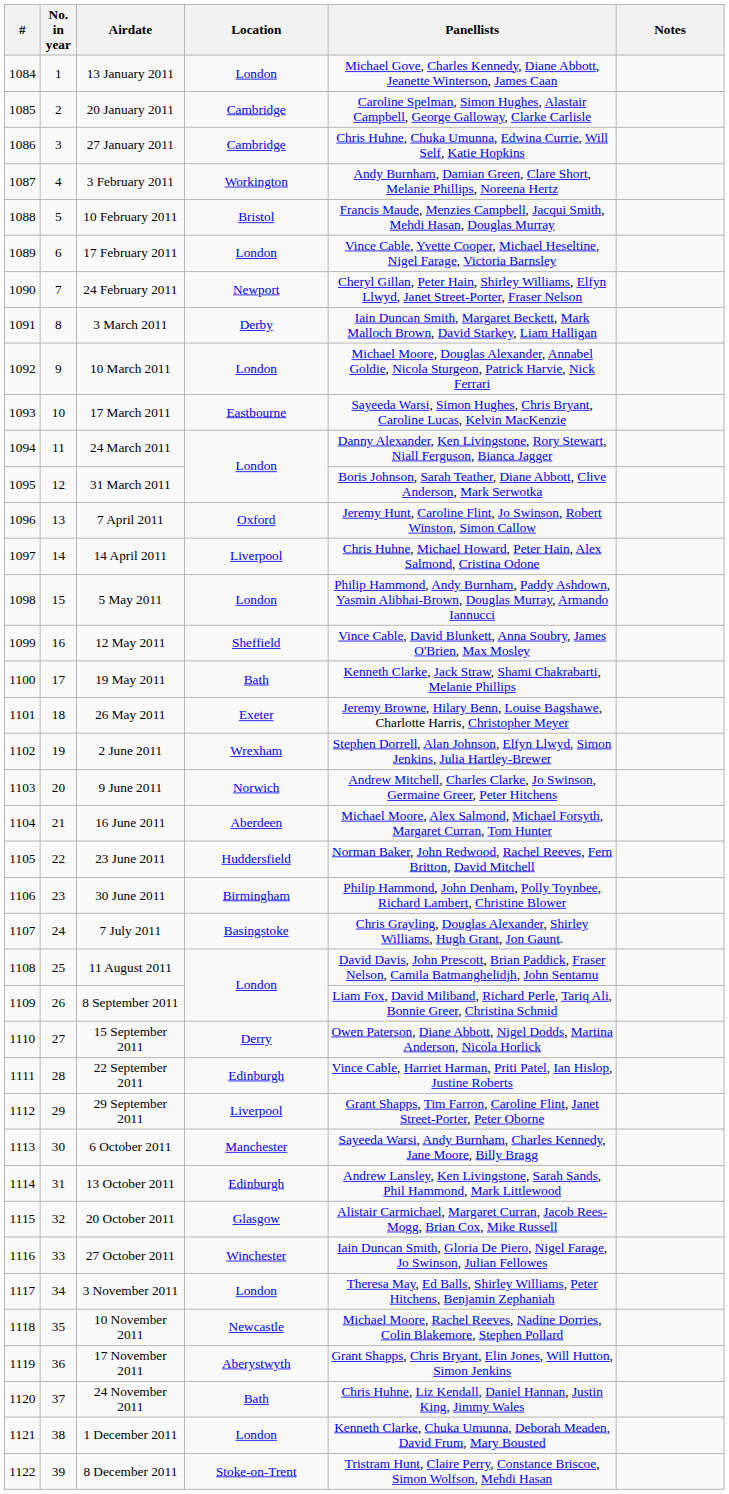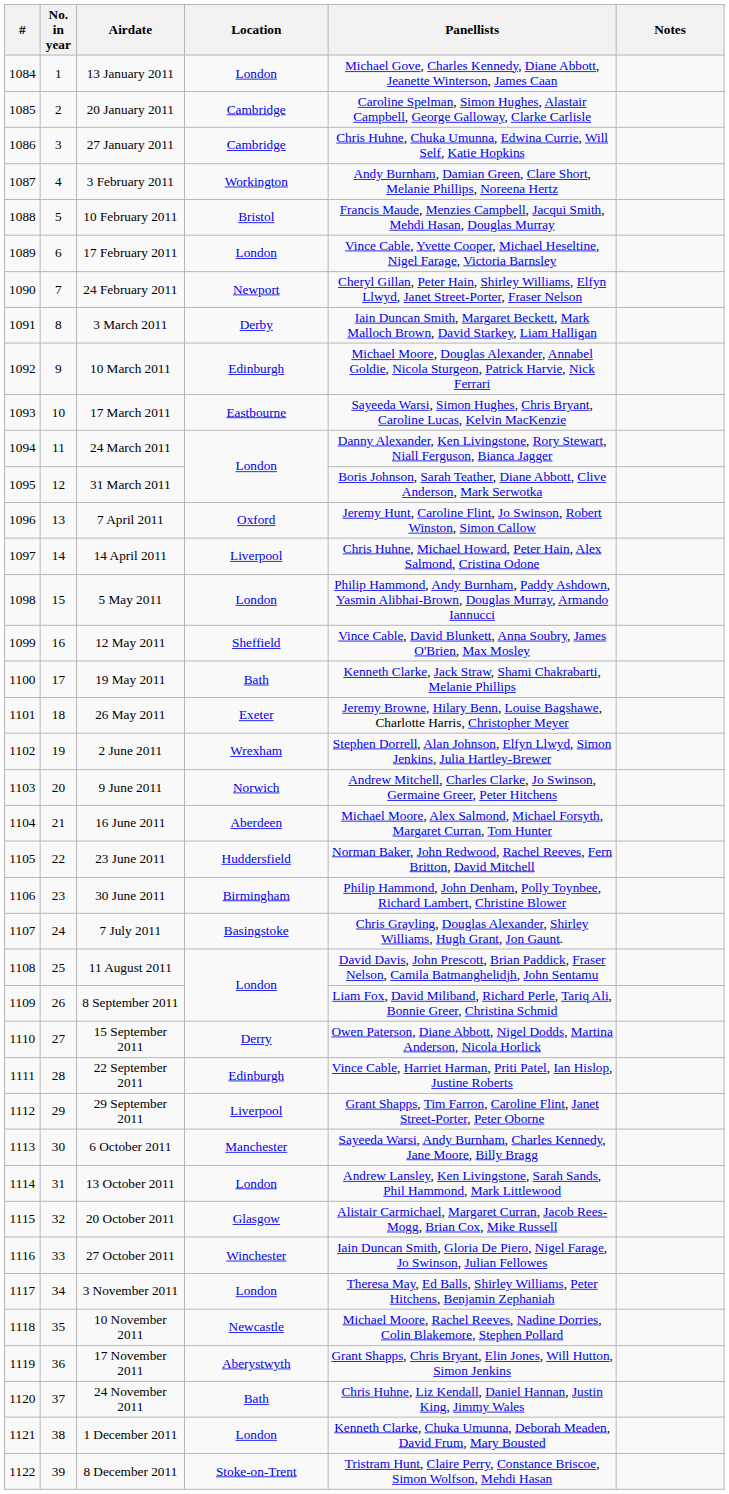(256, 368) London -> (256, 368) Edinburgh
(256, 1183) Edinburgh -> (256, 1183) London
